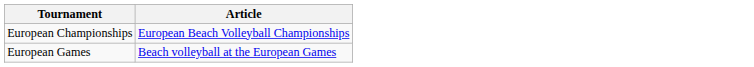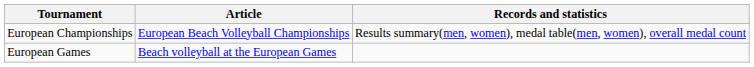+ column: (551, 14)
